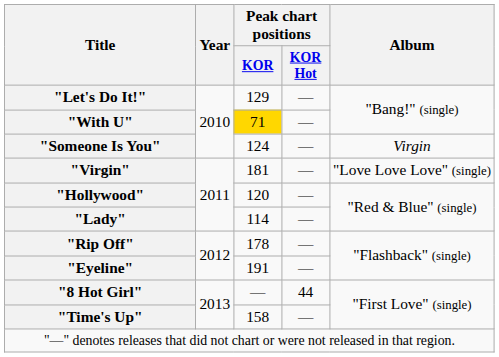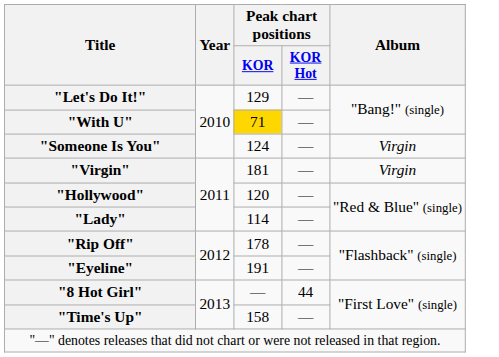(412, 170) "Love Love Love" (single) -> (398, 170) Virgin
